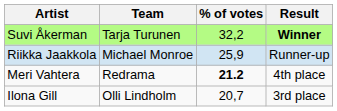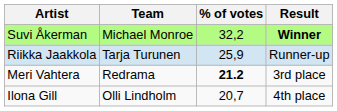(141, 34) Tarja Turunen -> (148, 34) Michael Monroe
(148, 55) Michael Monroe -> (141, 55) Tarja Turunen
(299, 75) 4th place -> (299, 75) 3rd place
(299, 95) 3rd place -> (299, 95) 4th place
